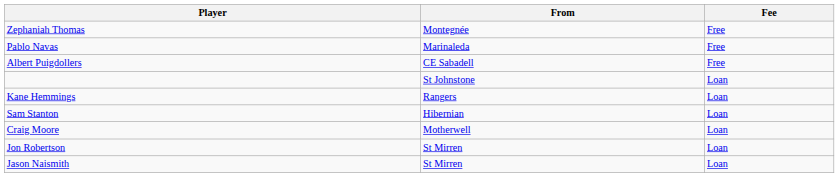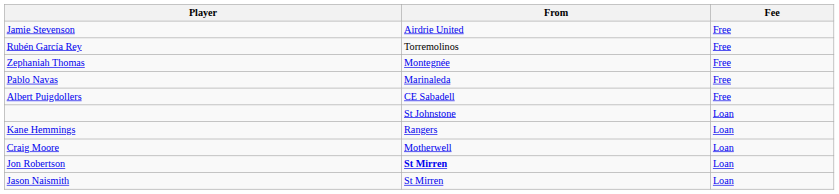+ row: (41, 29)
+ row: (44, 46)
- row: (33, 113)
(443, 147) normal -> (426, 164) bold
